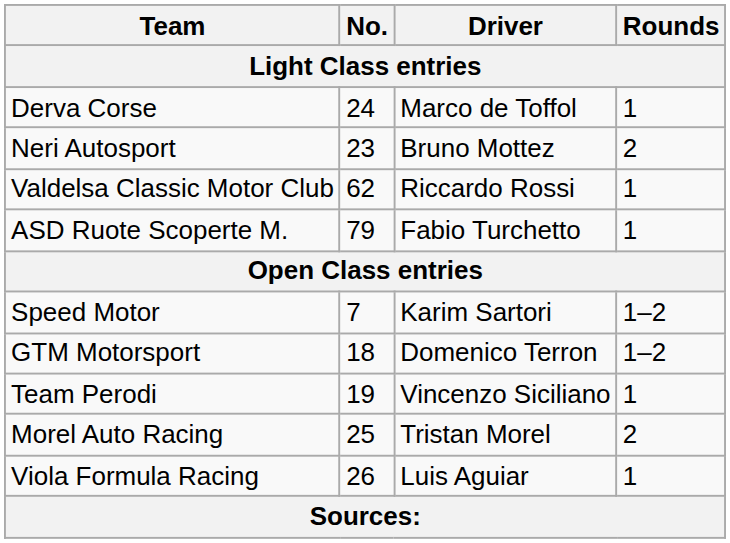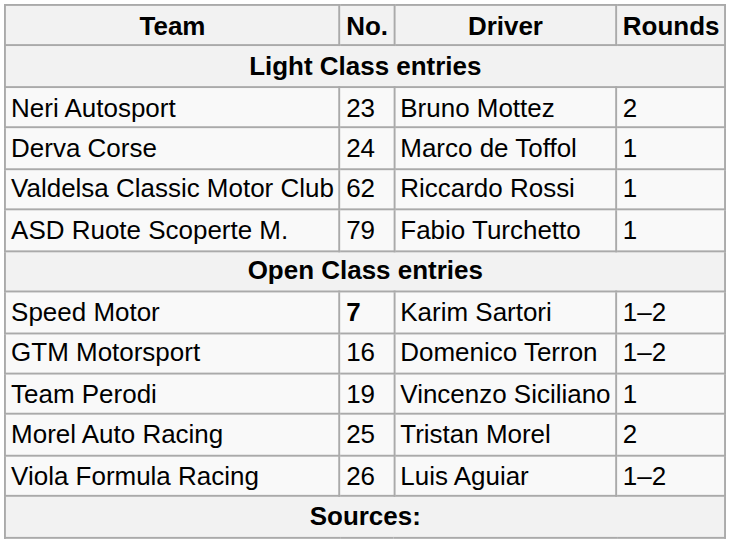rows swapped: (93, 148) <-> (84, 107)
(353, 312) normal -> (353, 312) bold
(361, 353) 18 -> (361, 353) 16
(630, 475) 1 -> (645, 475) 1–2
